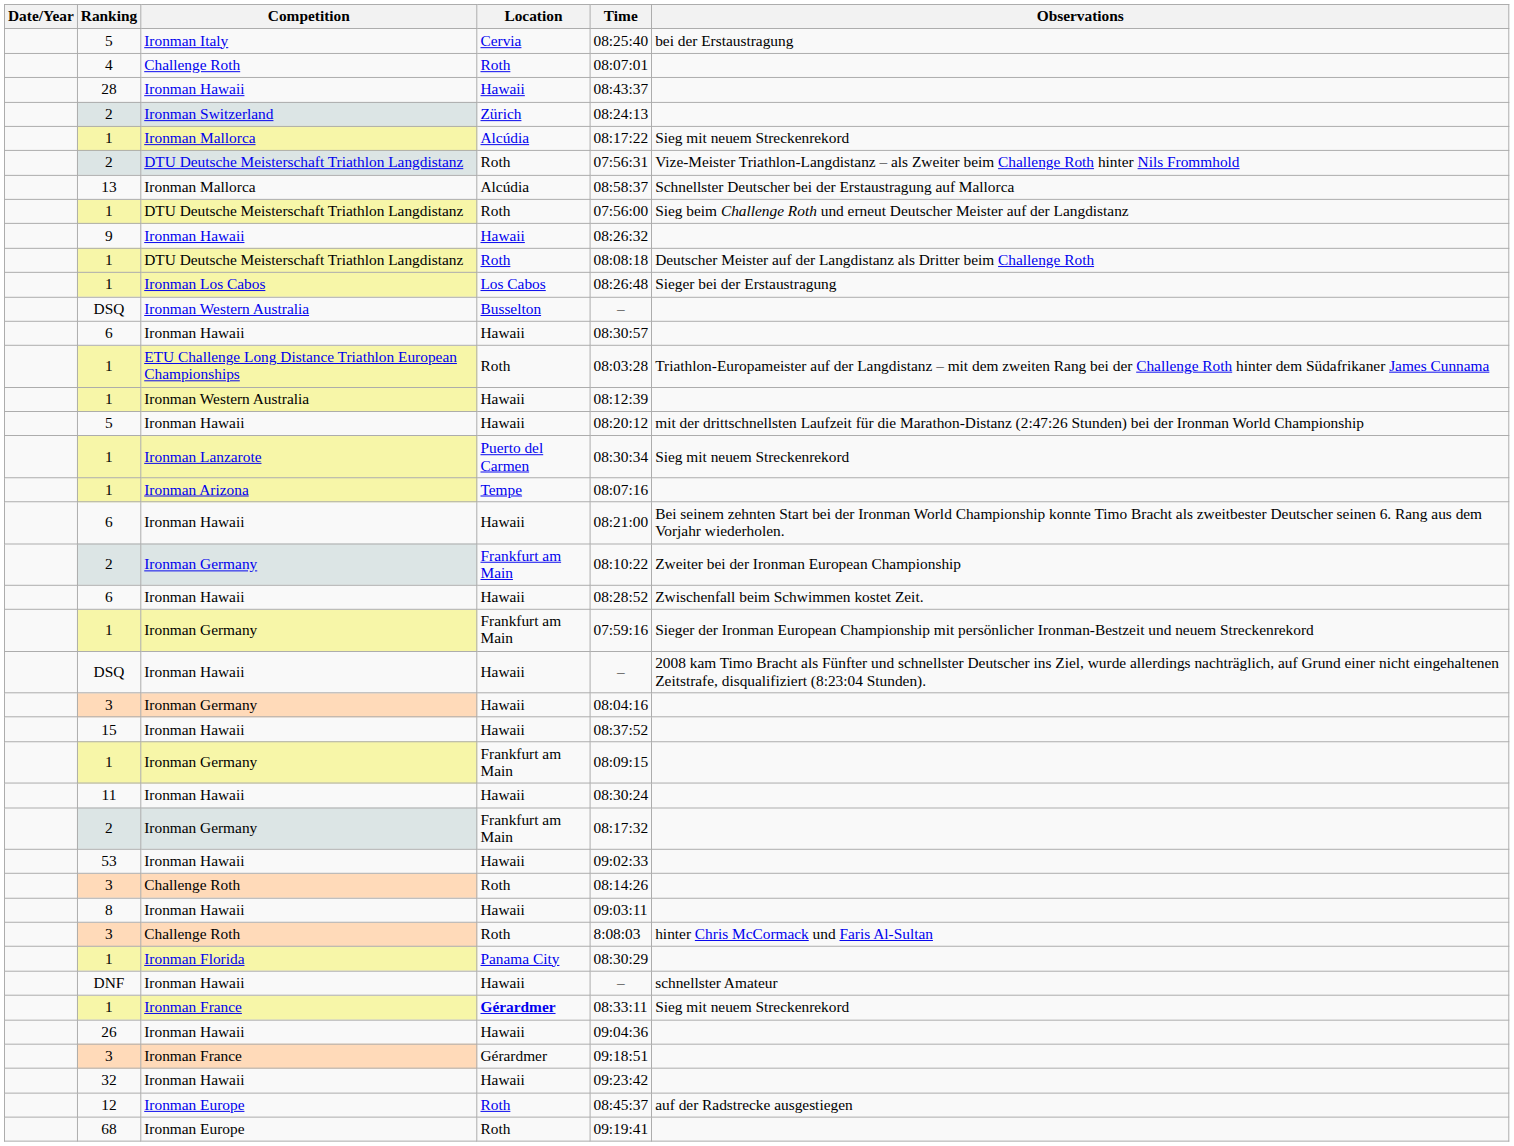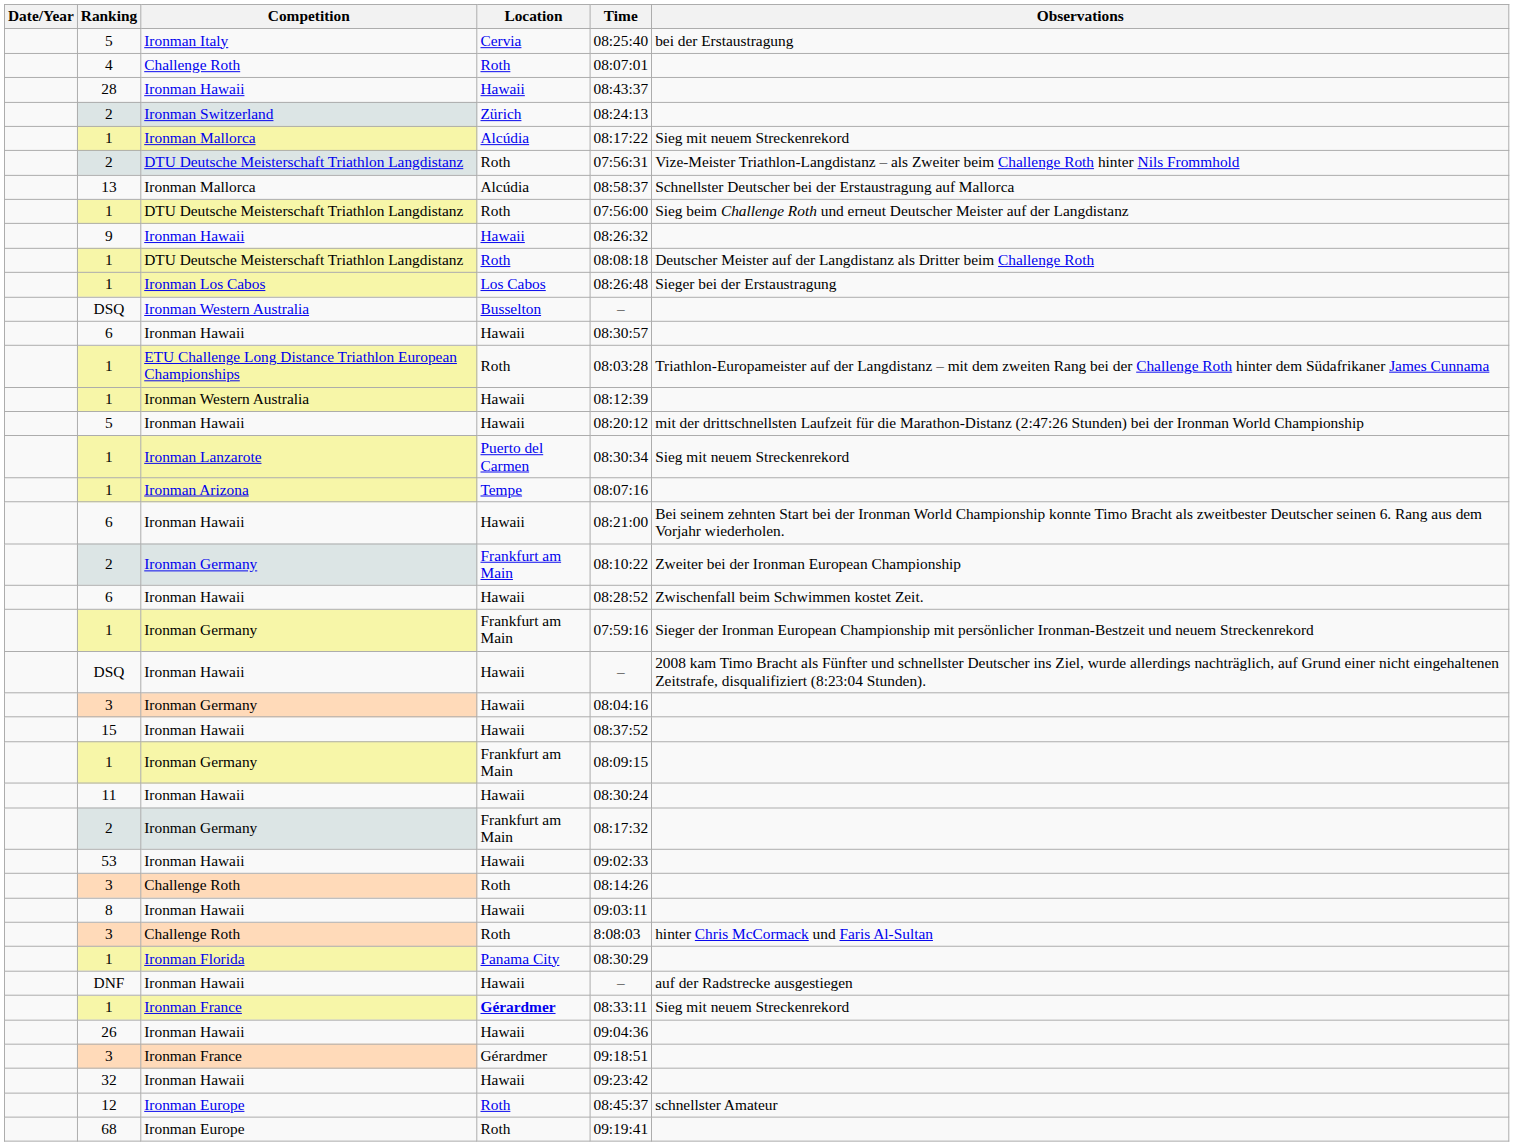(716, 983) schnellster Amateur -> (754, 983) auf der Radstrecke ausgestiegen
(754, 1104) auf der Radstrecke ausgestiegen -> (716, 1104) schnellster Amateur
